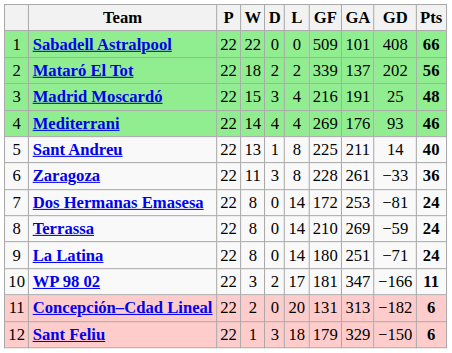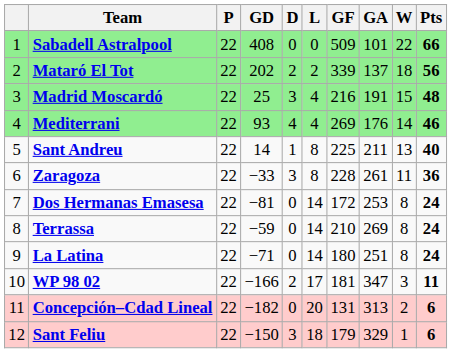columns swapped: (253, 17) <-> (395, 17)
